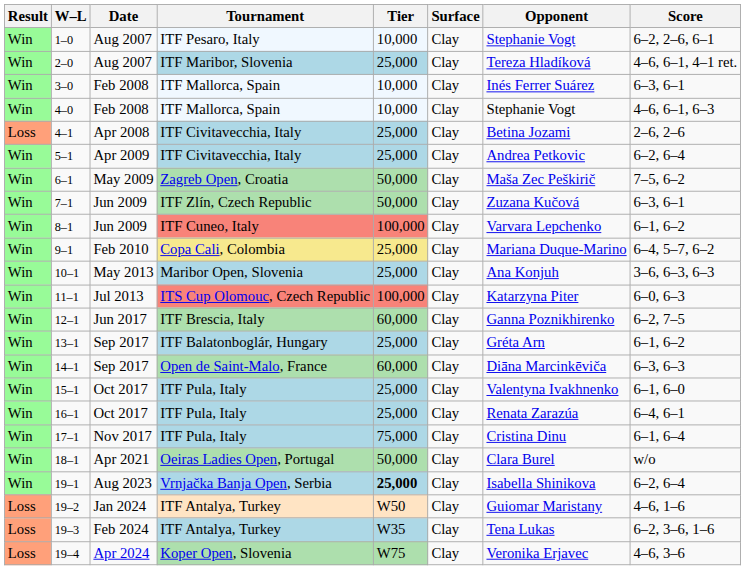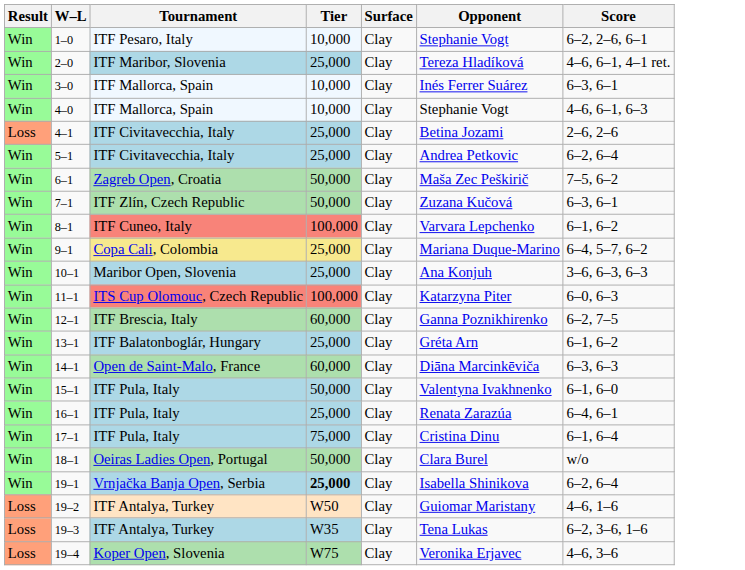- column: (123, 16)
(397, 389) 25,000 -> (330, 389) 50,000
